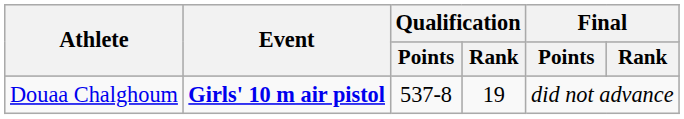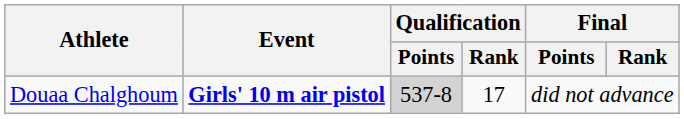(426, 94) no background -> (426, 94) lightgrey background
(494, 94) 19 -> (494, 94) 17
